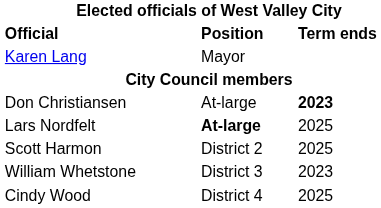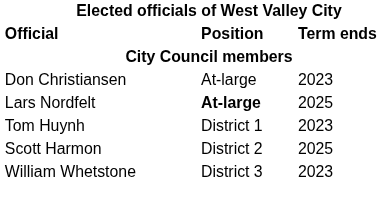- row: (46, 56)
(316, 103) bold -> (316, 80) normal
+ row: (45, 126)
- row: (48, 195)
